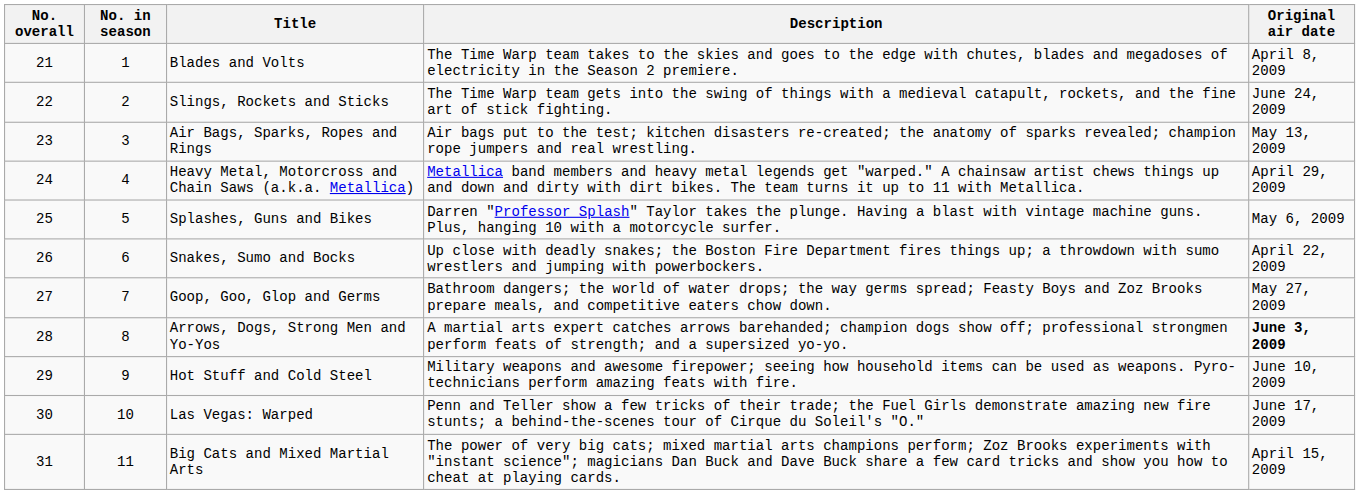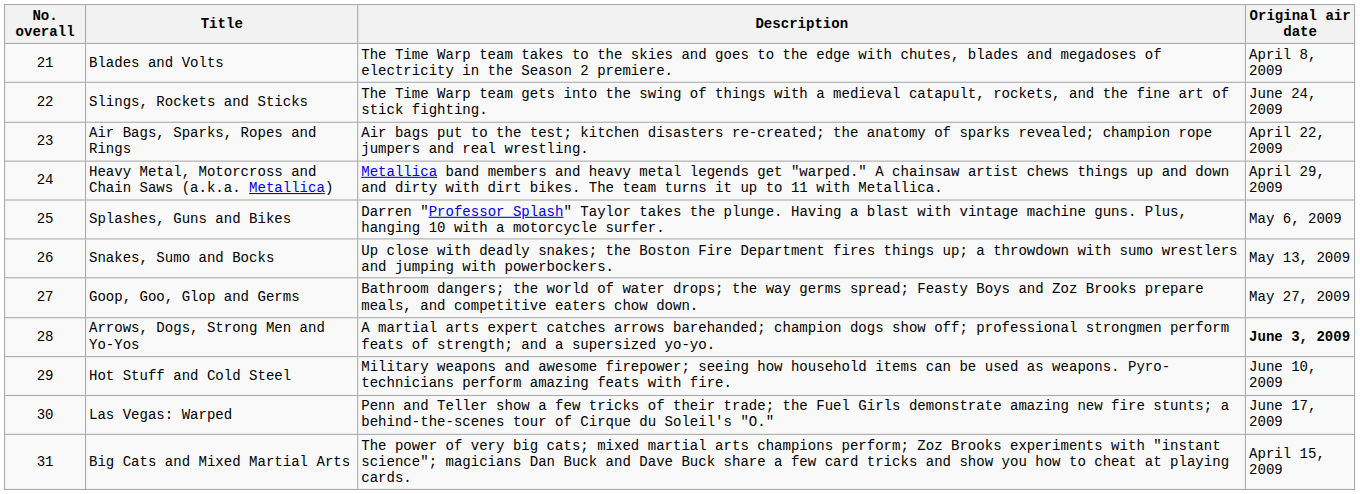- column: (125, 24)
(1281, 141) May 13, 2009 -> (1287, 141) April 22, 2009
(1290, 259) April 22, 2009 -> (1300, 259) May 13, 2009
